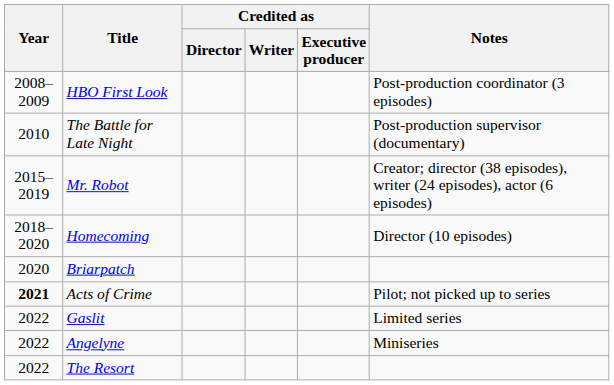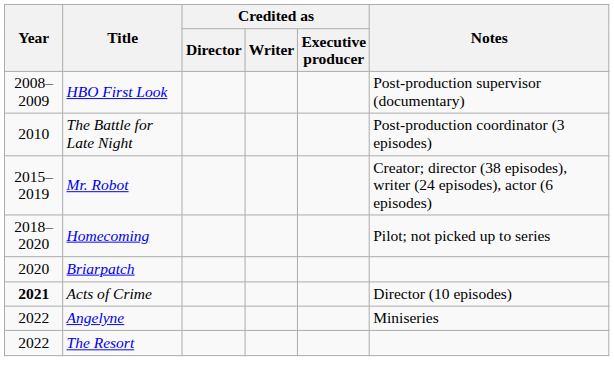(469, 92) Post-production coordinator (3 episodes) -> (457, 92) Post-production supervisor (documentary)
(457, 134) Post-production supervisor (documentary) -> (469, 134) Post-production coordinator (3 episodes)
(443, 235) Director (10 episodes) -> (462, 235) Pilot; not picked up to series
(462, 293) Pilot; not picked up to series -> (443, 293) Director (10 episodes)
- row: (85, 318)
